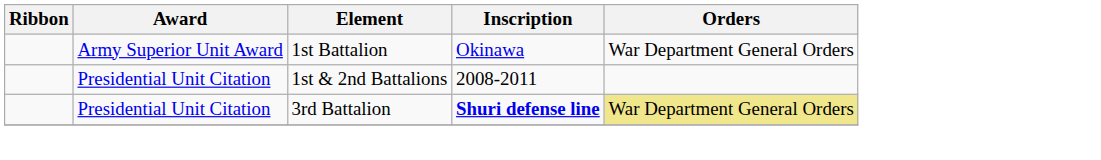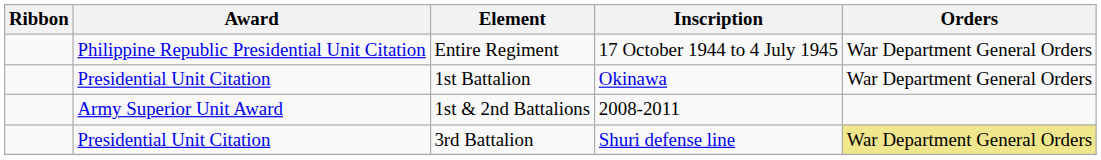+ row: (497, 49)
(180, 49) Army Superior Unit Award -> (174, 79) Presidential Unit Citation
(174, 79) Presidential Unit Citation -> (180, 109) Army Superior Unit Award
(528, 109) bold -> (667, 139) normal
